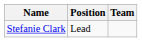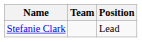columns swapped: (88, 12) <-> (122, 12)
